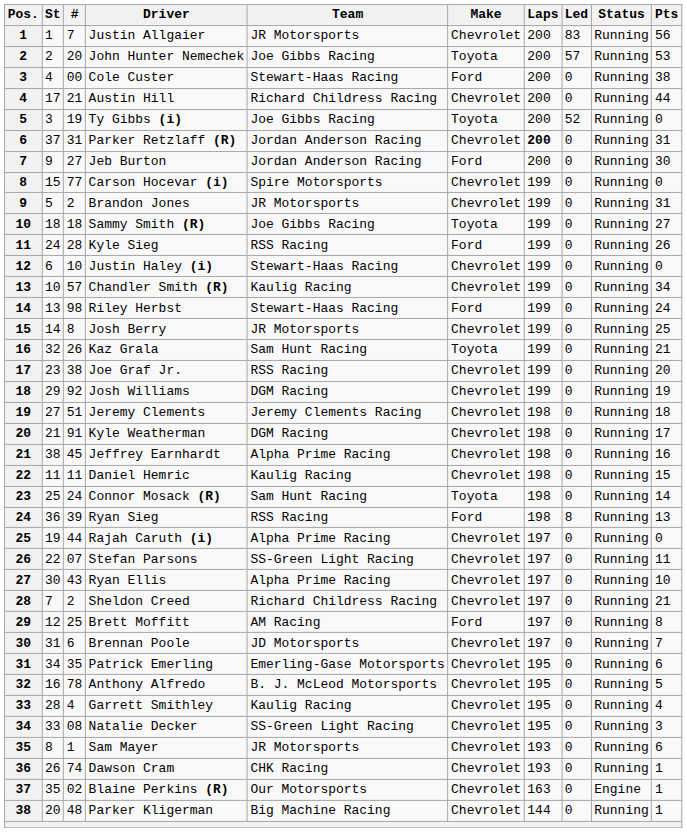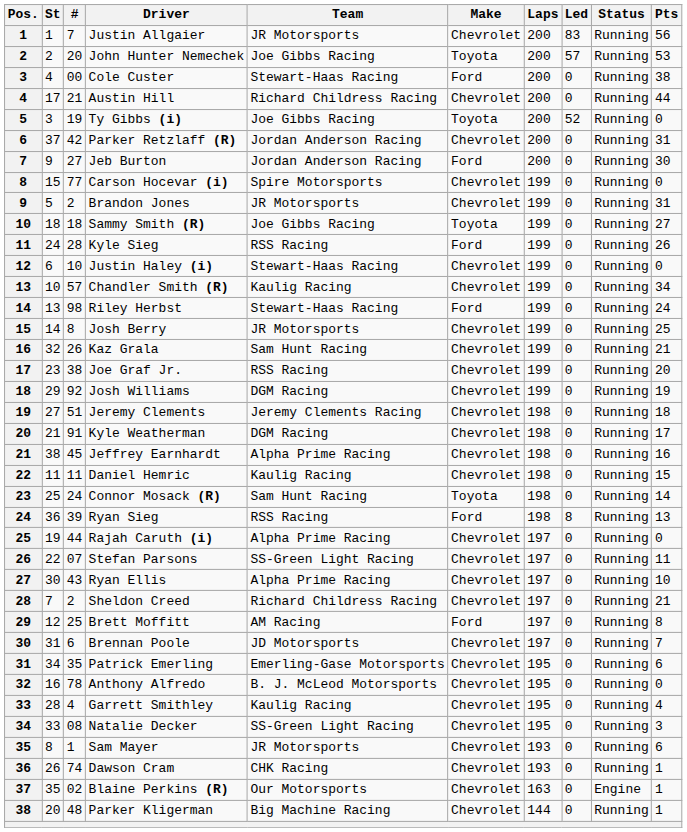(75, 141) 31 -> (75, 141) 42
(539, 141) bold -> (539, 141) normal
(474, 350) Toyota -> (486, 350) Chevrolet
(659, 685) 5 -> (659, 685) 0
